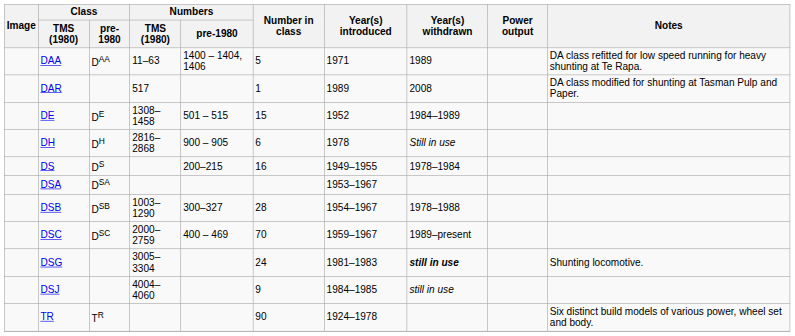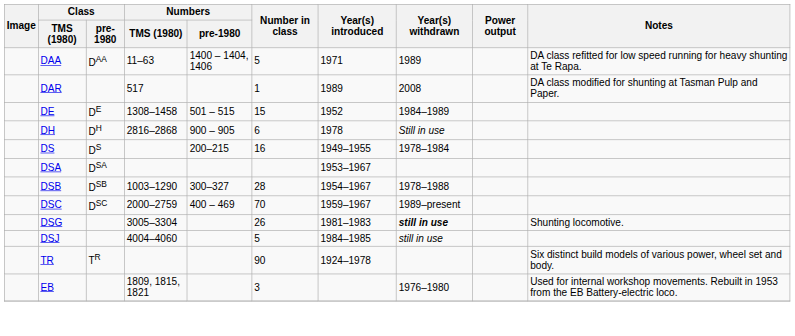(261, 262) 24 -> (260, 222) 26
(258, 290) 9 -> (257, 238) 5
+ row: (47, 287)
